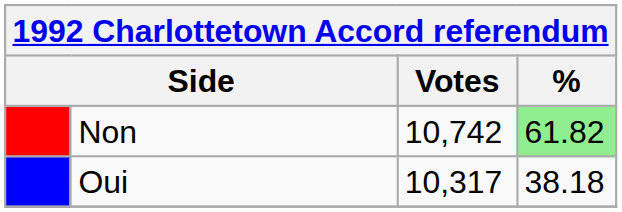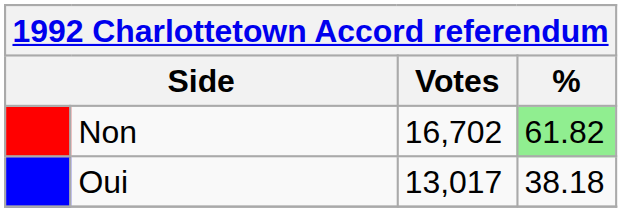(454, 132) 10,742 -> (454, 132) 16,702
(454, 182) 10,317 -> (454, 182) 13,017
